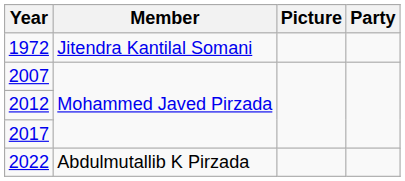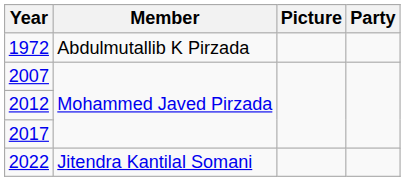(155, 47) Jitendra Kantilal Somani -> (153, 47) Abdulmutallib K Pirzada
(153, 162) Abdulmutallib K Pirzada -> (155, 162) Jitendra Kantilal Somani
